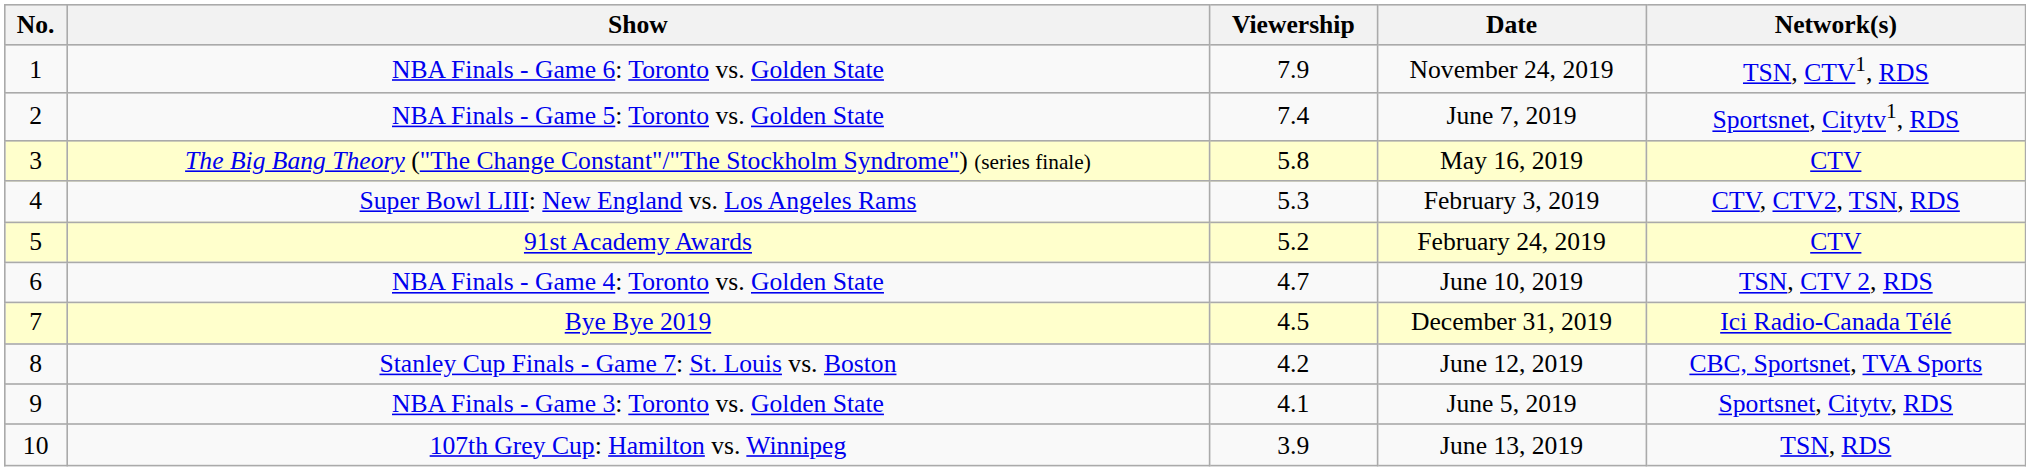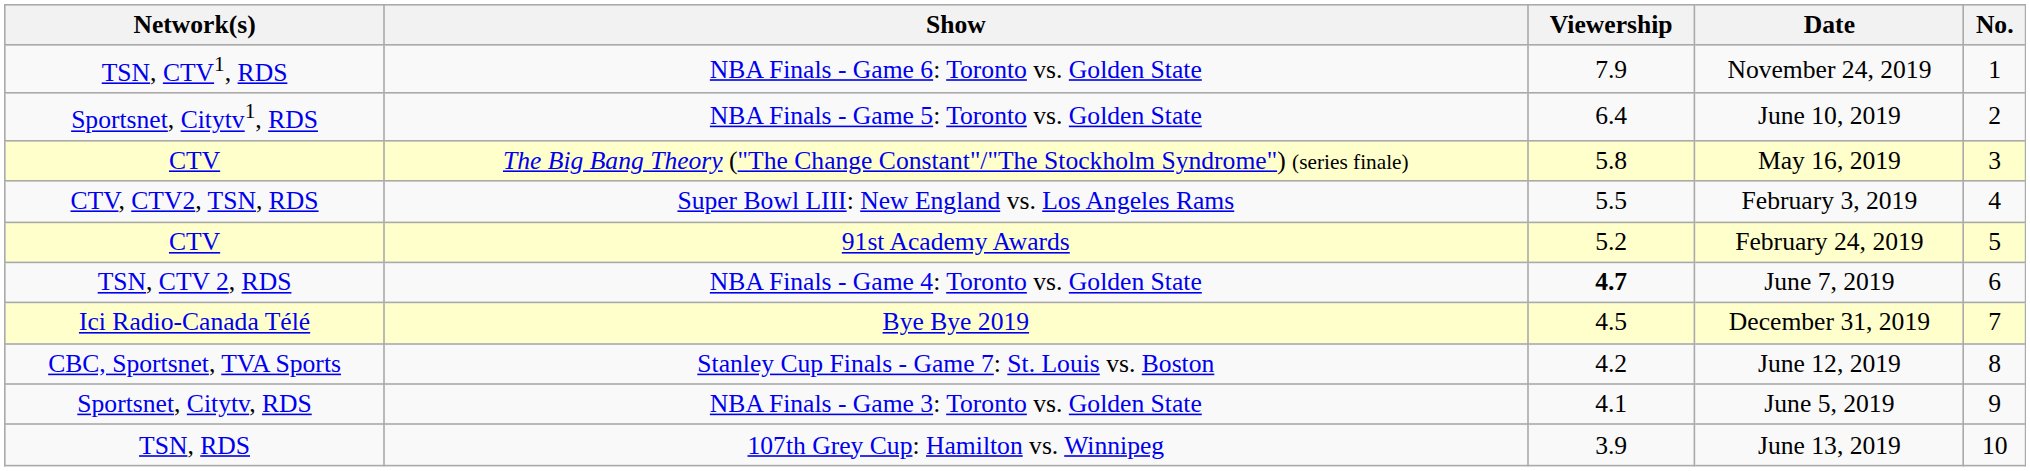columns swapped: (36, 24) <-> (1836, 24)
(1293, 116) 7.4 -> (1611, 116) 6.4
(1512, 116) June 7, 2019 -> (1829, 116) June 10, 2019
(1293, 201) 5.3 -> (1611, 201) 5.5
(1293, 282) normal -> (1611, 282) bold
(1512, 282) June 10, 2019 -> (1829, 282) June 7, 2019
